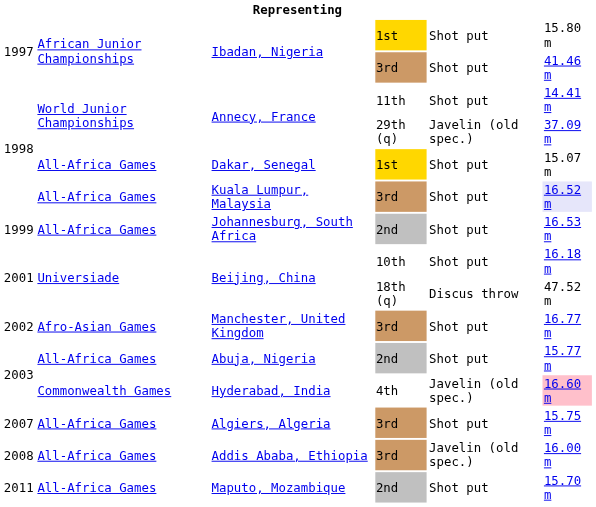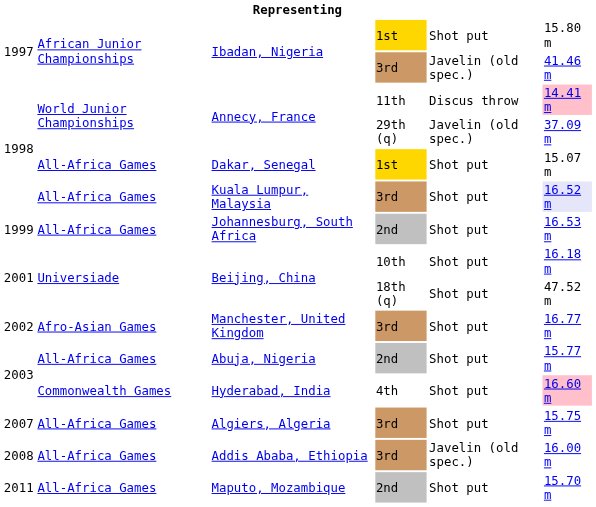(459, 67) Shot put -> (474, 67) Javelin (old spec.)
(459, 100) Shot put -> (474, 100) Discus throw
(563, 100) no background -> (563, 100) pink background
(474, 294) Discus throw -> (459, 294) Shot put
(474, 390) Javelin (old spec.) -> (459, 390) Shot put
